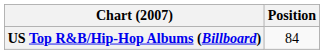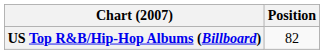(292, 37) 84 -> (292, 37) 82
